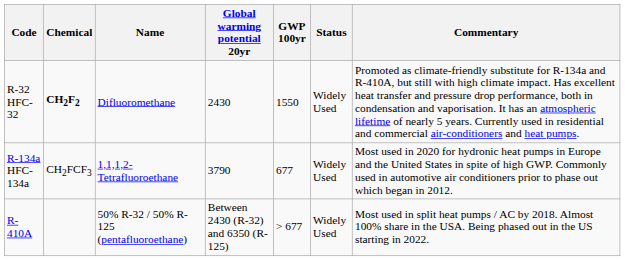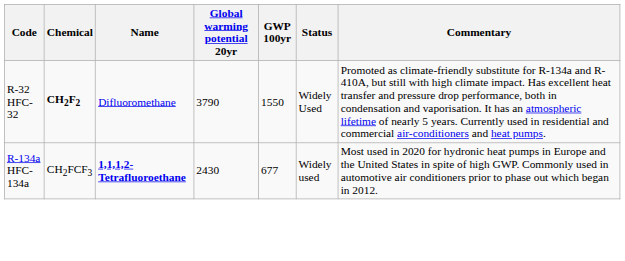(219, 101) 2430 -> (208, 101) 3790
(138, 170) normal -> (142, 170) bold
(219, 170) 3790 -> (208, 170) 2430
(330, 170) Widely Used -> (315, 170) Widely used
- row: (20, 227)
